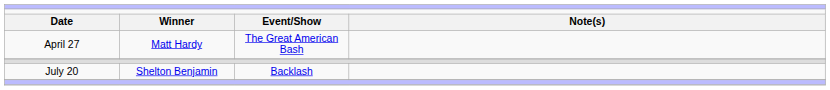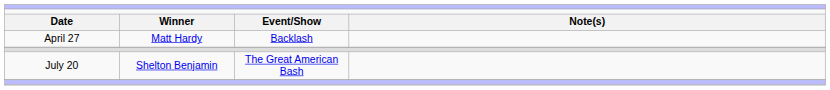(292, 44) The Great American Bash -> (292, 38) Backlash
(292, 71) Backlash -> (292, 65) The Great American Bash
